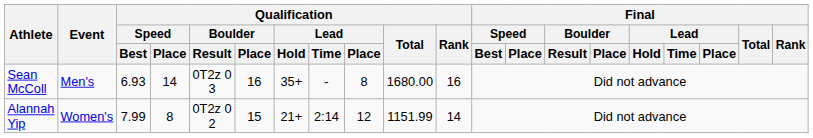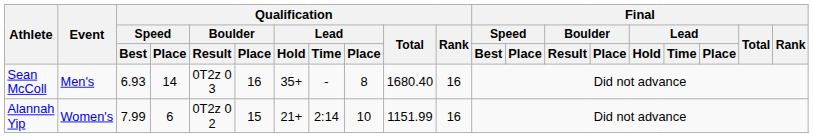(410, 82) 1680.00 -> (410, 82) 1680.40
(170, 116) 8 -> (170, 116) 6
(364, 116) 12 -> (364, 116) 10
(454, 116) 14 -> (454, 116) 16
